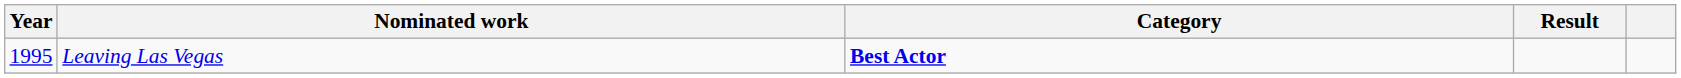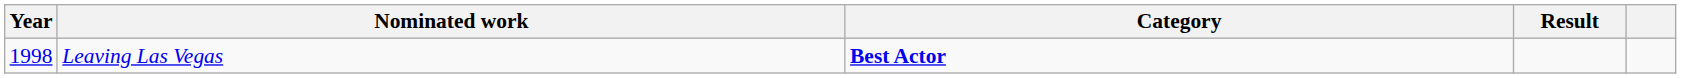(31, 55) 1995 -> (31, 55) 1998
